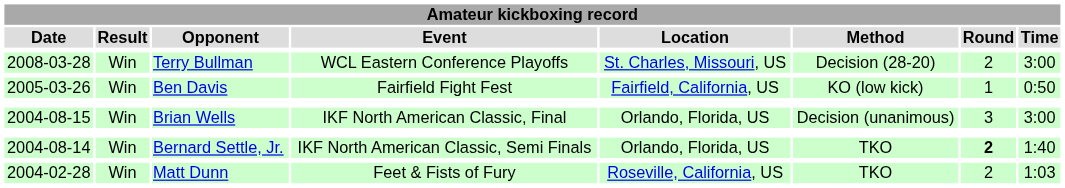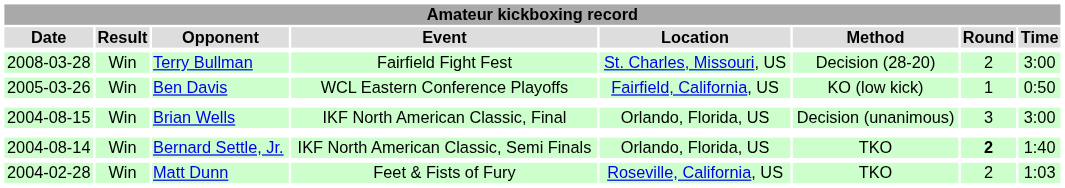(444, 63) WCL Eastern Conference Playoffs -> (444, 63) Fairfield Fight Fest
(444, 88) Fairfield Fight Fest -> (444, 88) WCL Eastern Conference Playoffs
